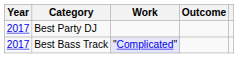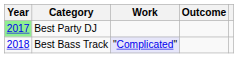(18, 28) no background -> (18, 28) lightgreen background
(18, 45) 2017 -> (18, 45) 2018
